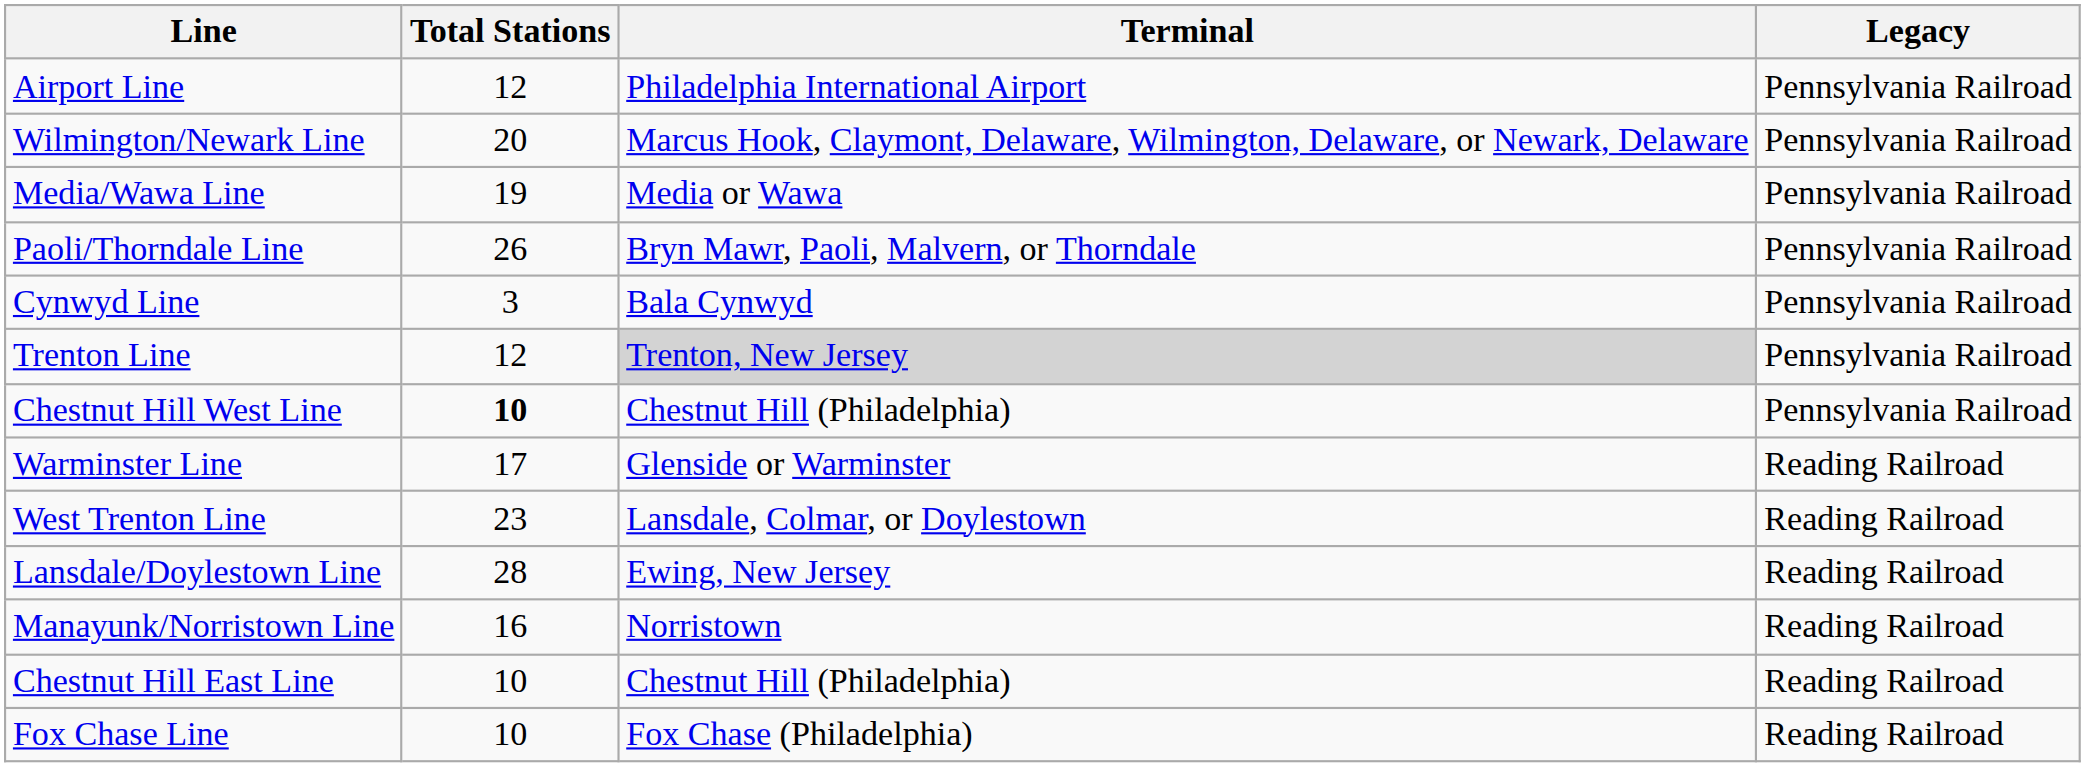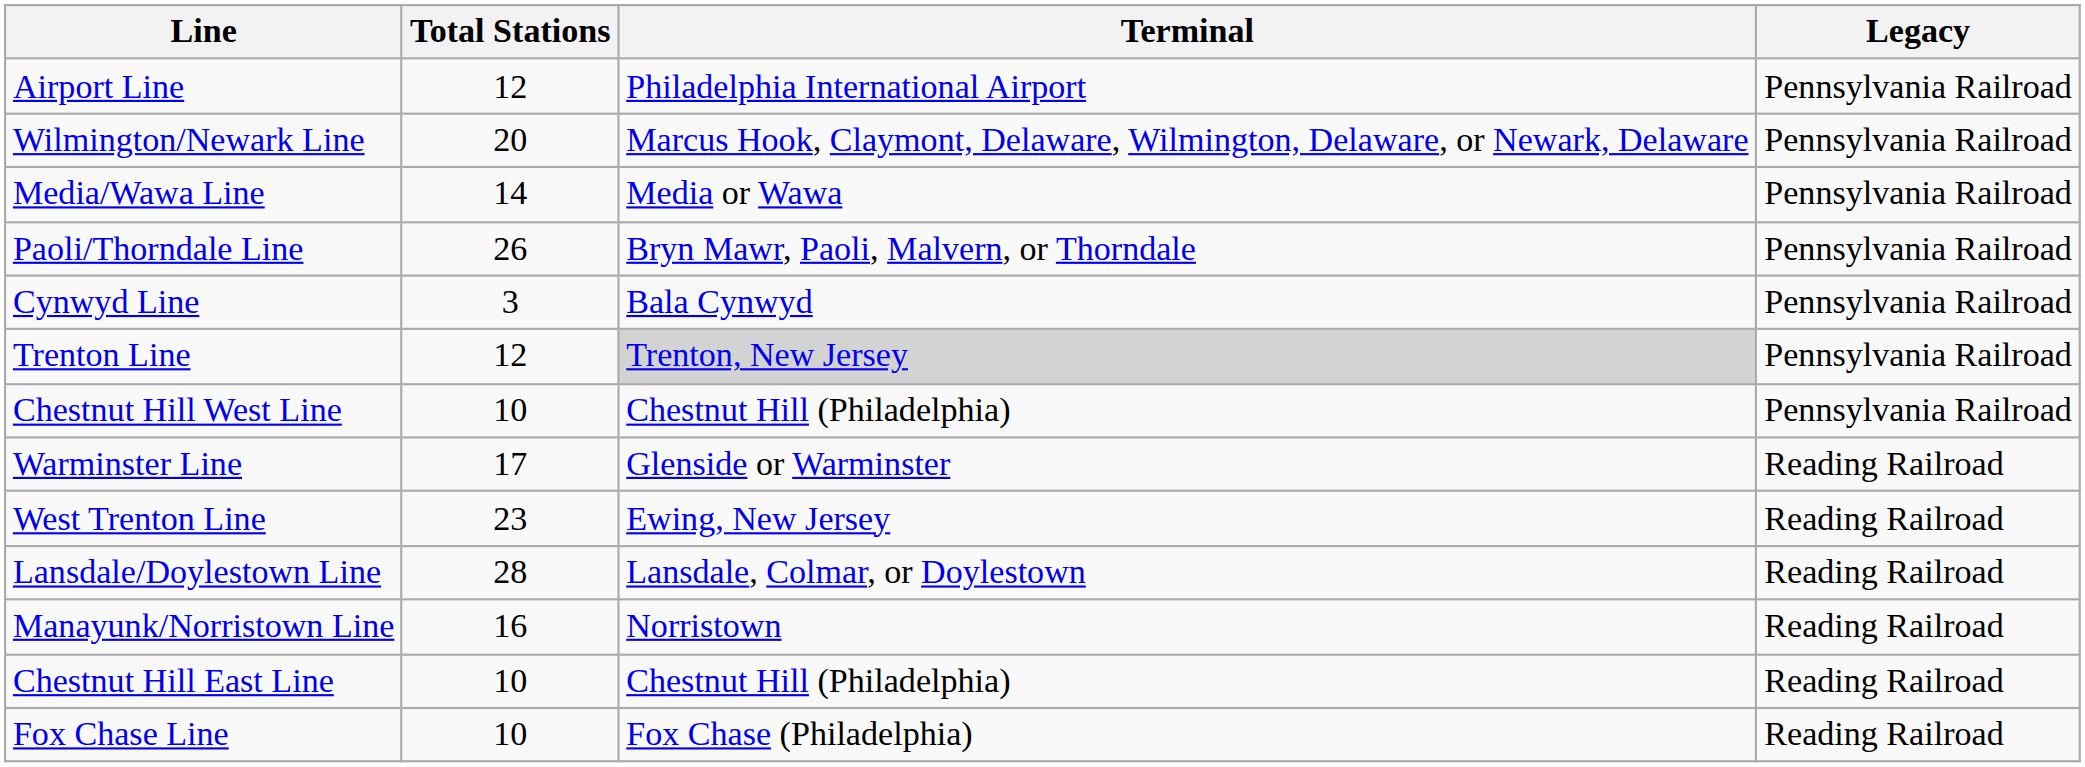(510, 193) 19 -> (510, 193) 14
(510, 409) bold -> (510, 409) normal
(856, 517) Lansdale, Colmar, or Doylestown -> (758, 517) Ewing, New Jersey
(758, 572) Ewing, New Jersey -> (856, 572) Lansdale, Colmar, or Doylestown
